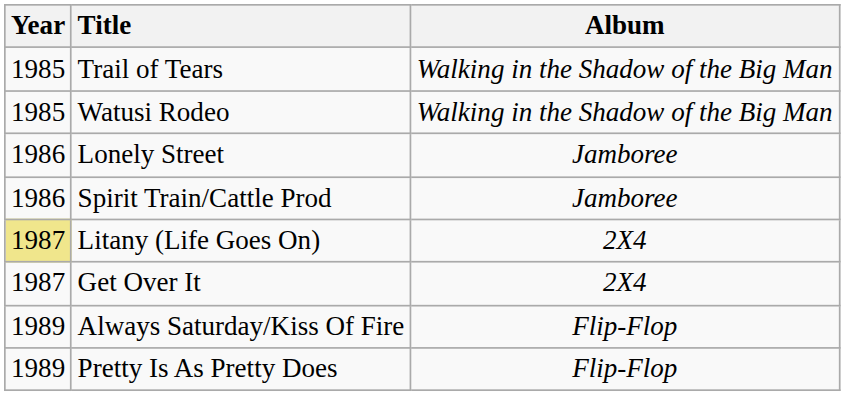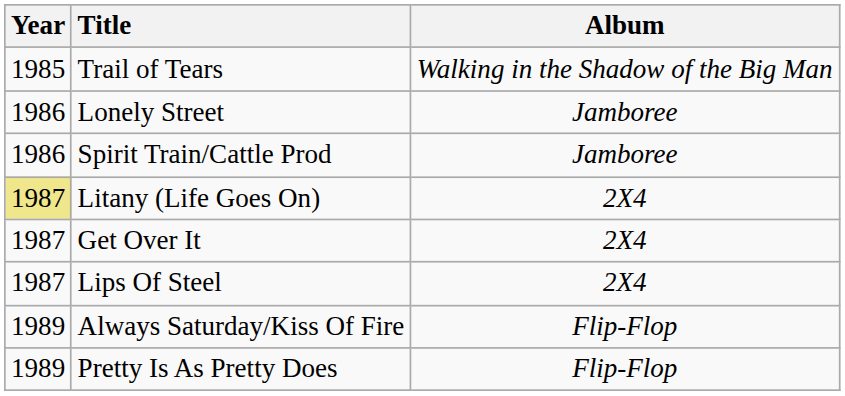- row: (154, 111)
+ row: (150, 283)
